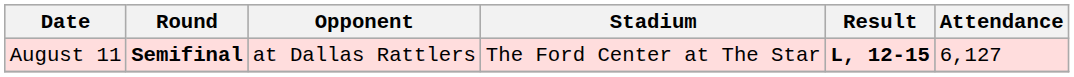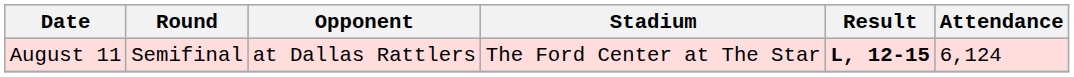(187, 55) bold -> (187, 55) normal
(971, 55) 6,127 -> (971, 55) 6,124
